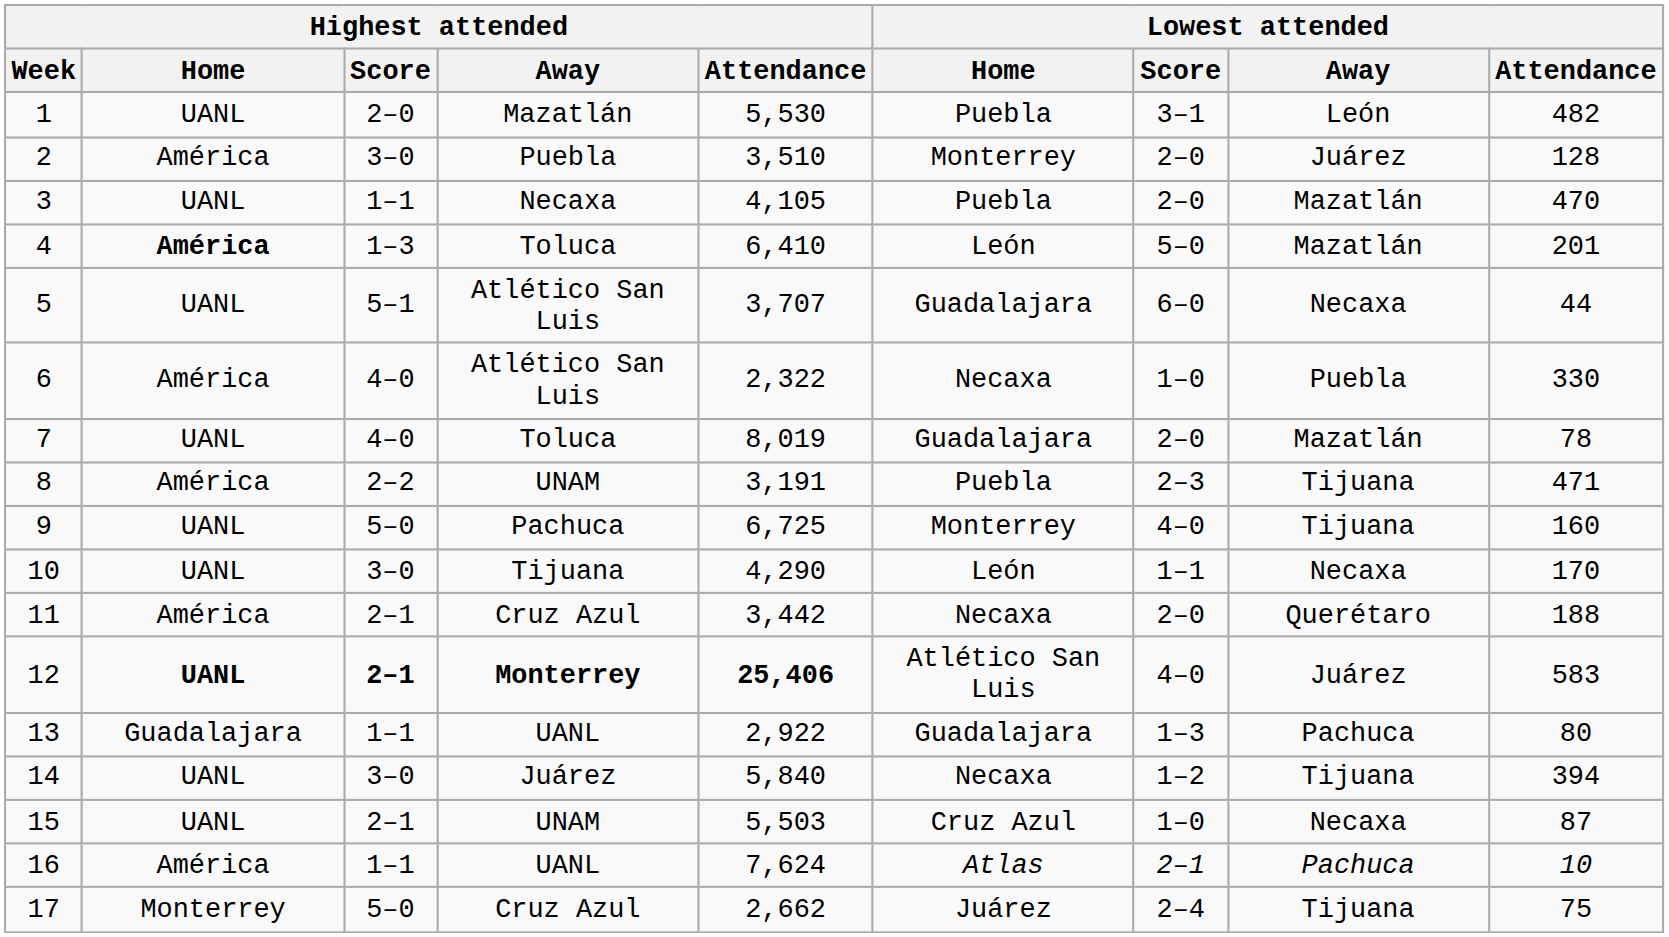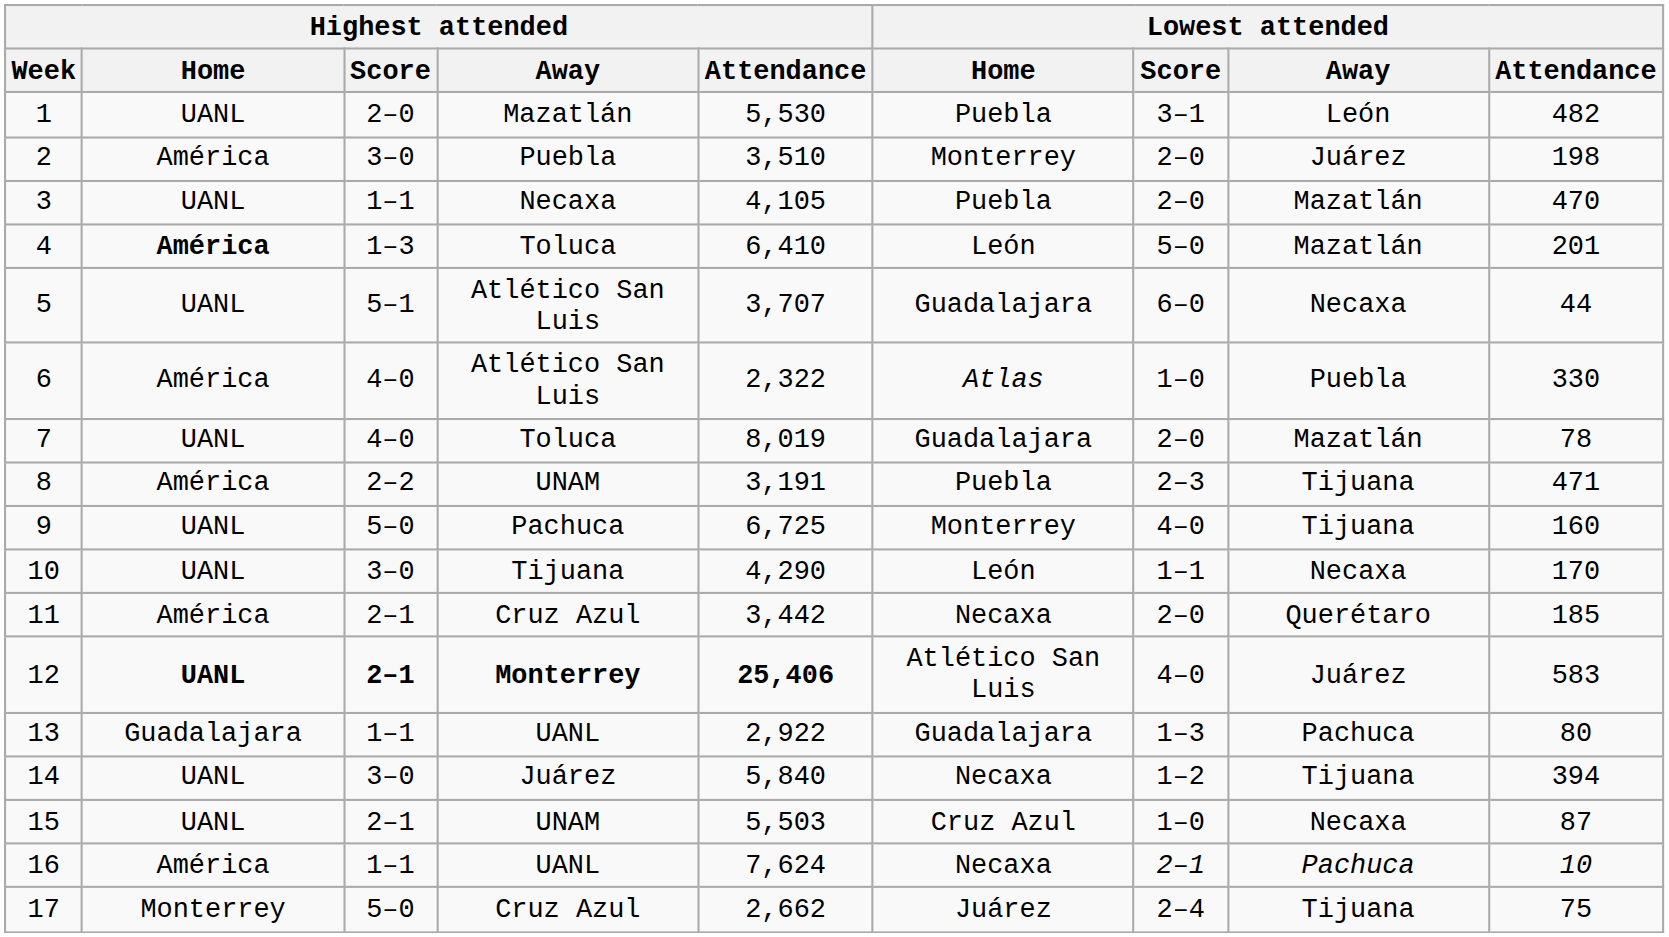(1576, 159) 128 -> (1576, 159) 198
(1003, 381) Necaxa -> (1003, 381) Atlas
(1576, 615) 188 -> (1576, 615) 185
(1003, 866) Atlas -> (1003, 866) Necaxa
